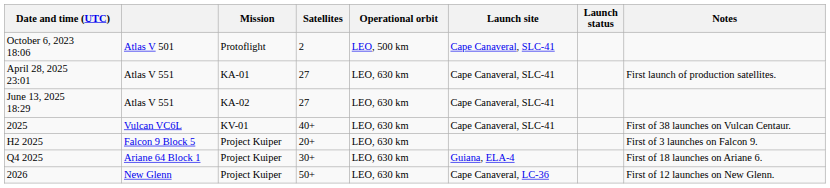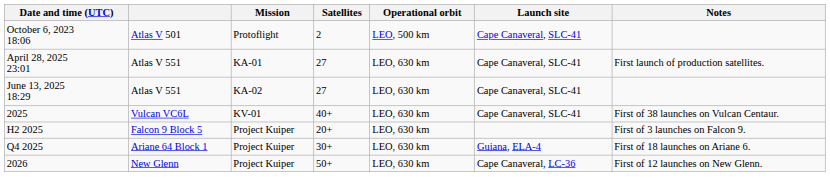- column: (601, 18)
